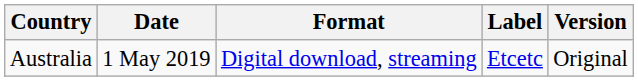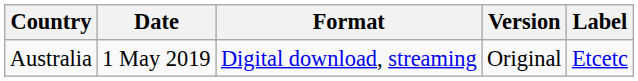columns swapped: (515, 22) <-> (591, 22)
